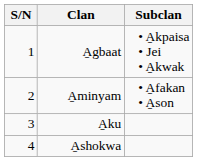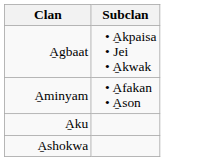- column: (21, 15)
